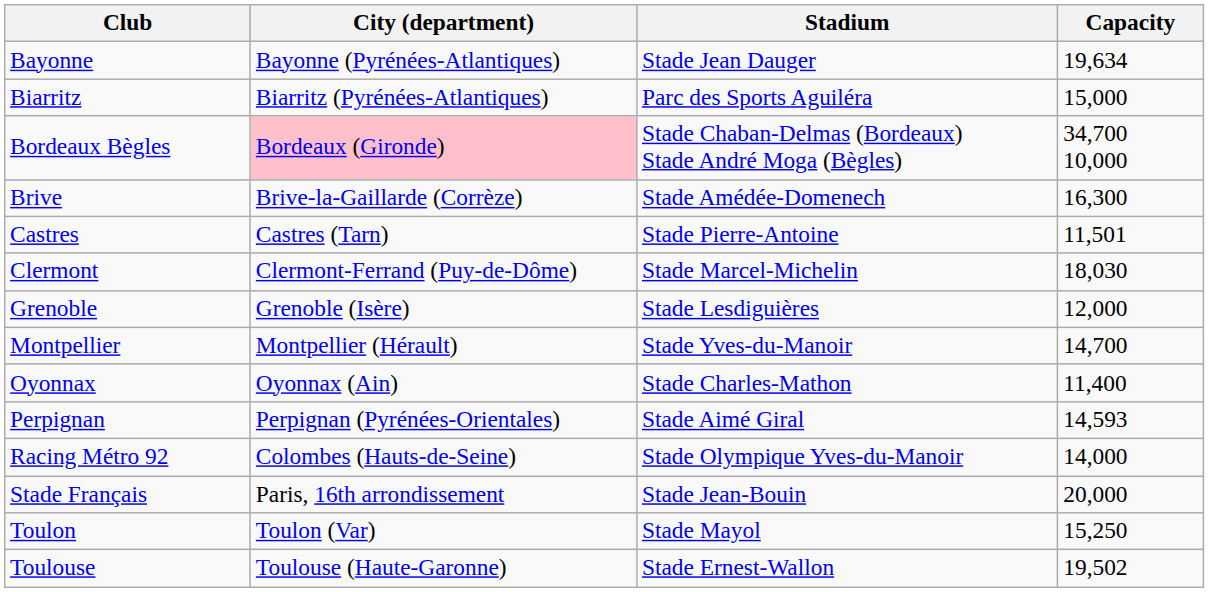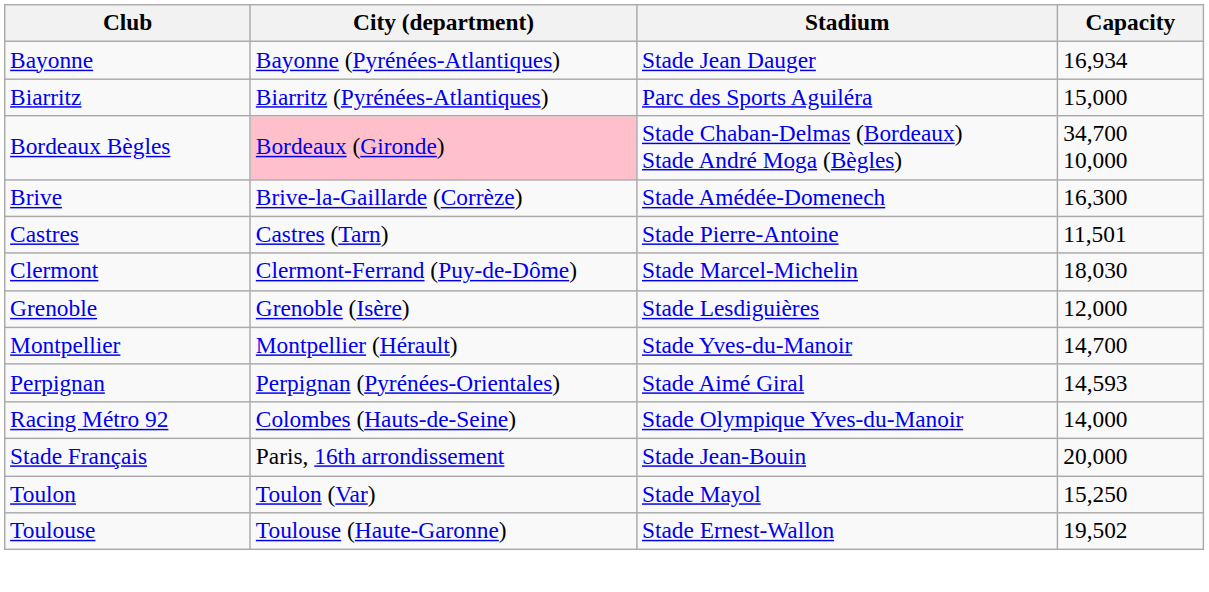(1095, 60) 19,634 -> (1095, 60) 16,934
- row: (53, 382)
